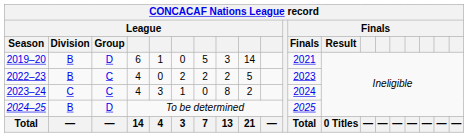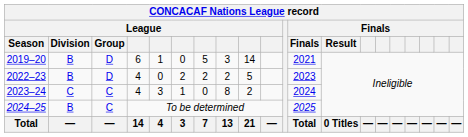(110, 76) C -> (110, 76) D
(110, 108) D -> (110, 108) C
